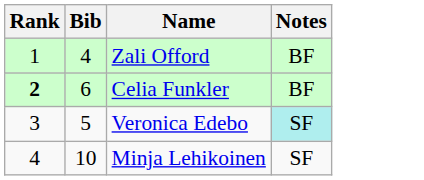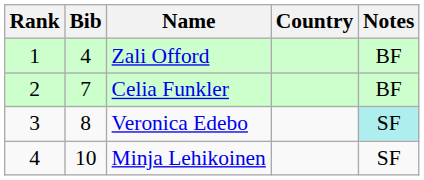+ column: (314, 21)
(35, 89) bold -> (35, 89) normal
(86, 89) 6 -> (86, 89) 7
(86, 123) 5 -> (86, 123) 8
